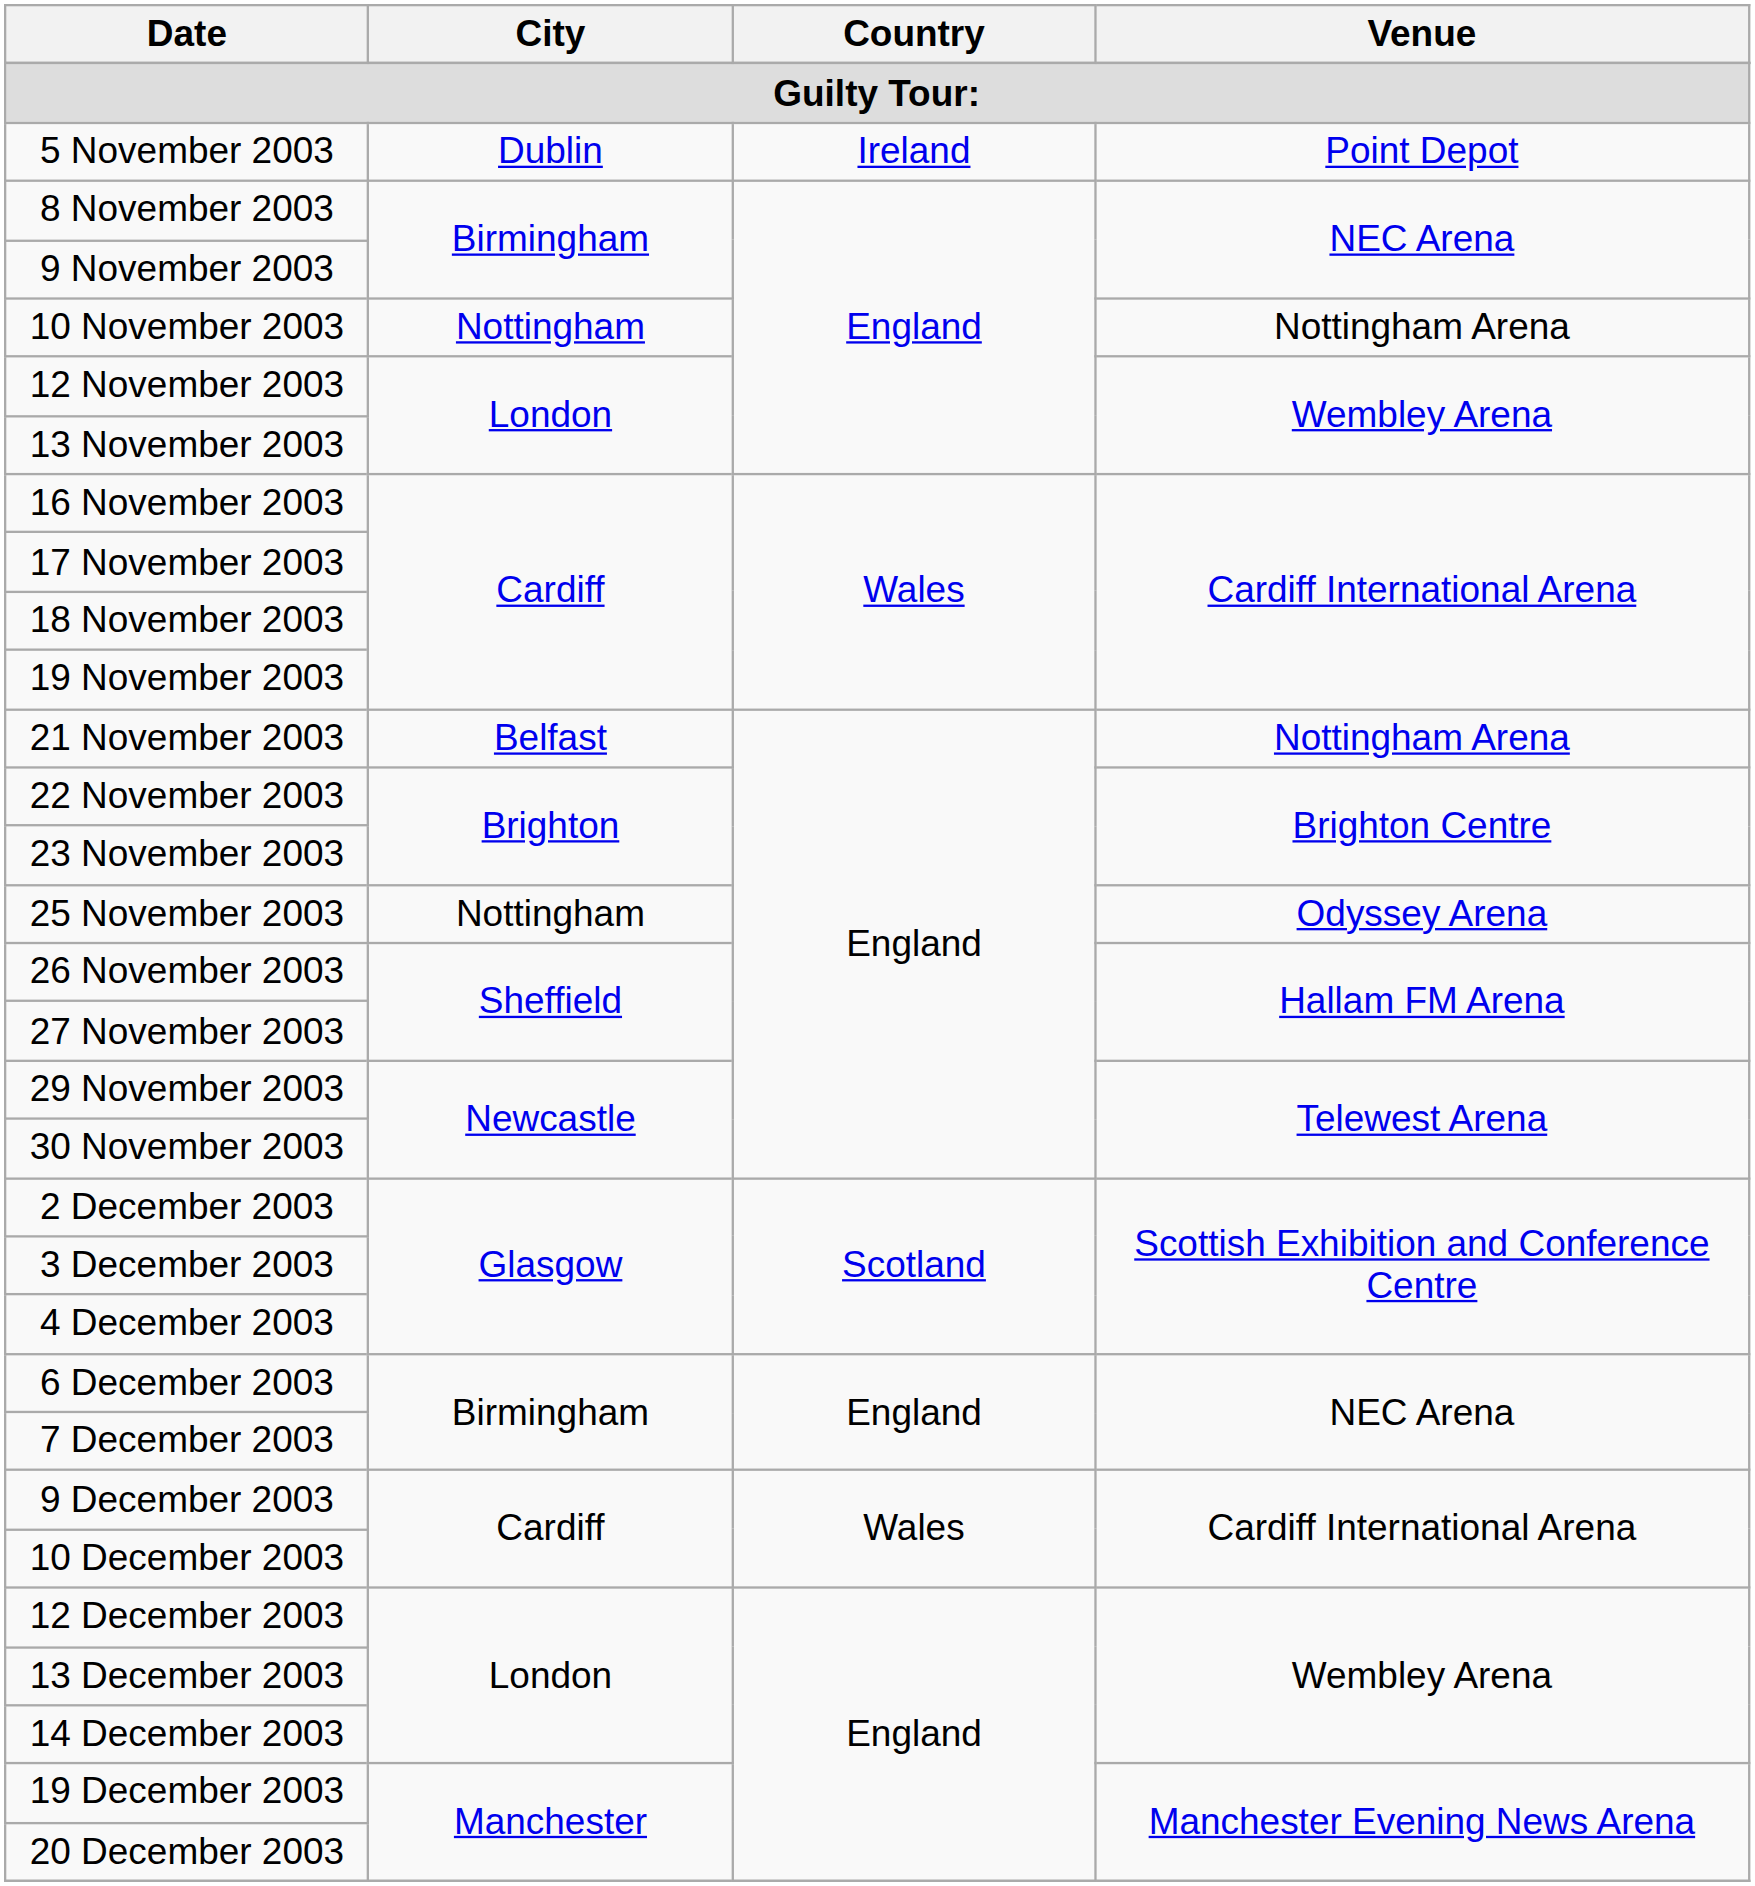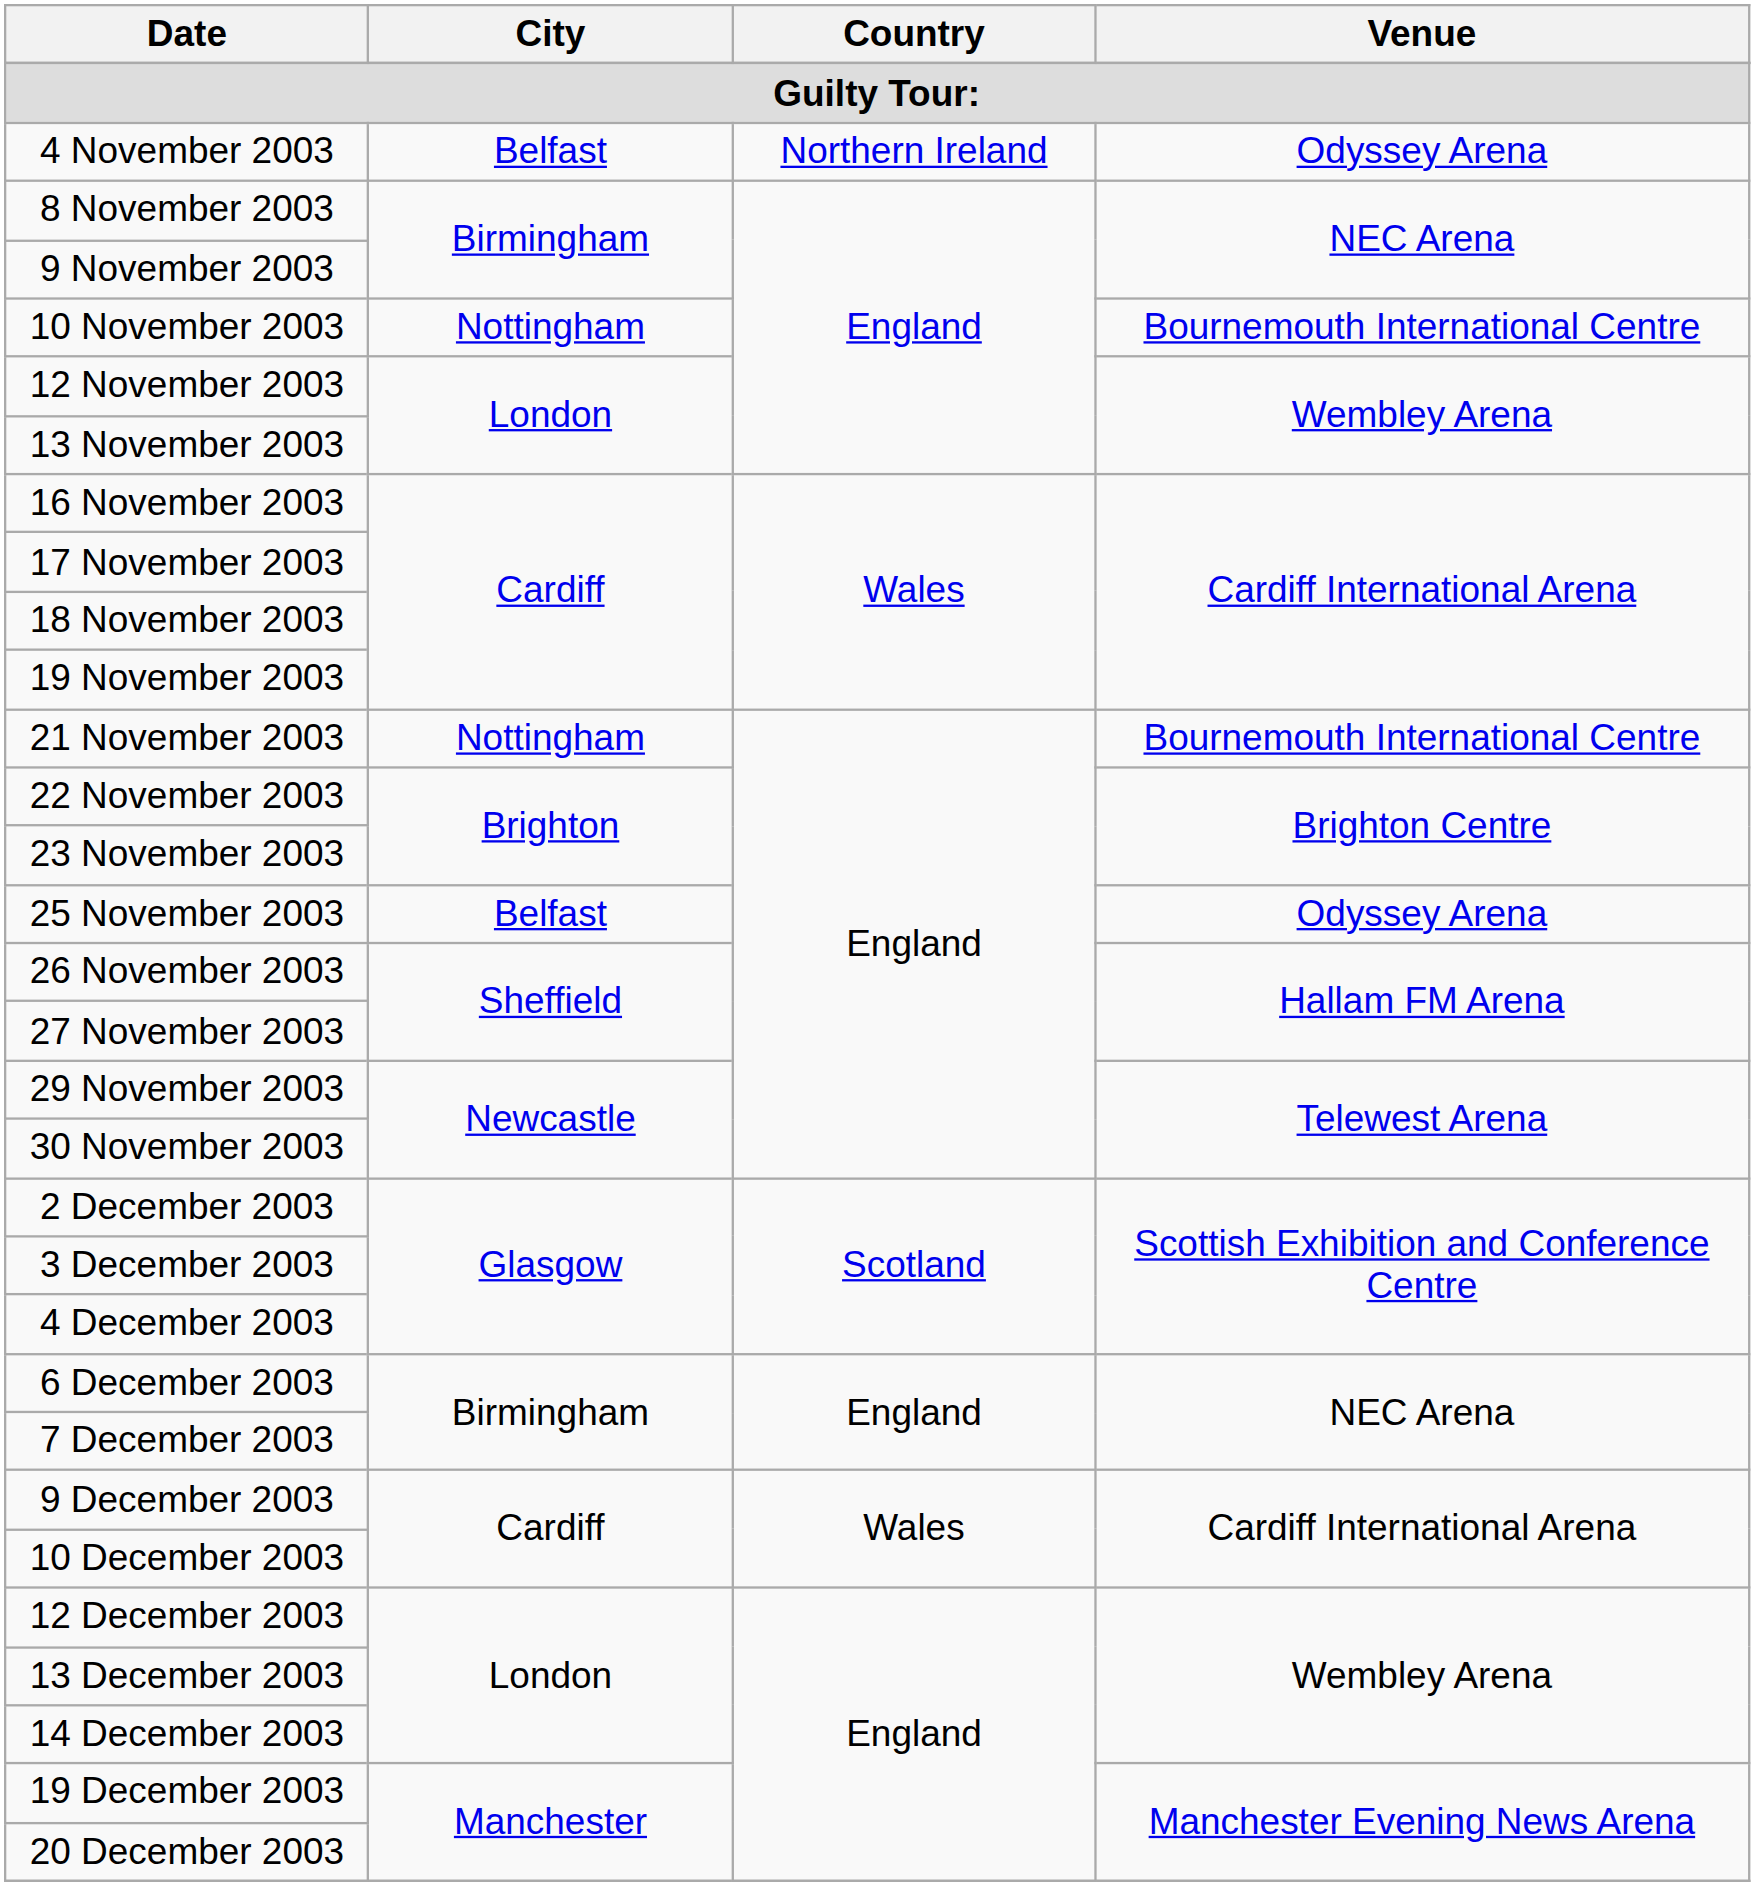+ row: (187, 151)
- row: (187, 151)
(1422, 326) Nottingham Arena -> (1422, 326) Bournemouth International Centre
(550, 737) Belfast -> (550, 737) Nottingham
(1422, 737) Nottingham Arena -> (1422, 737) Bournemouth International Centre
(550, 913) Nottingham -> (550, 913) Belfast
